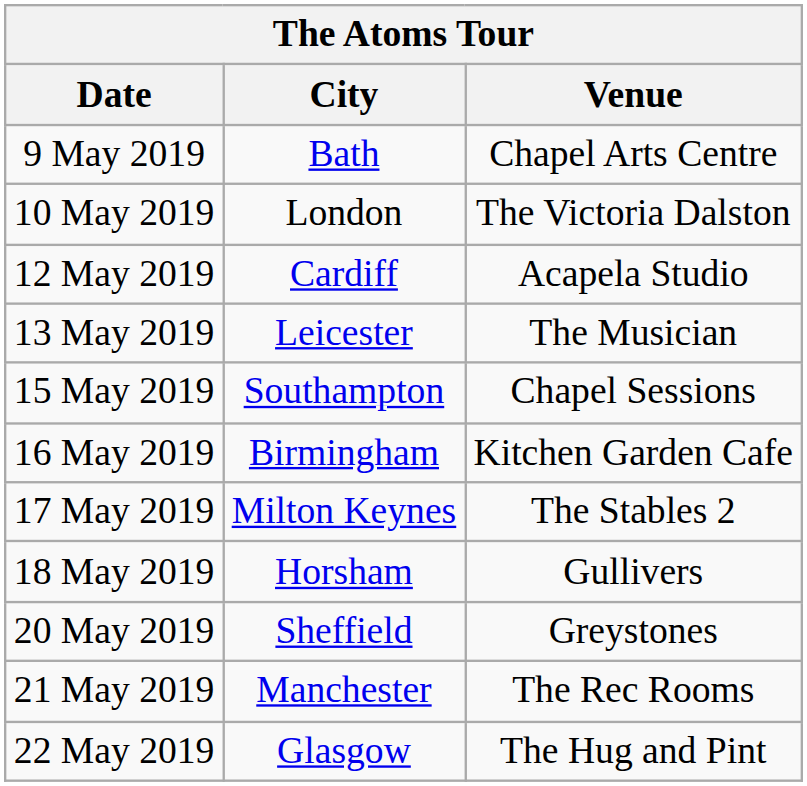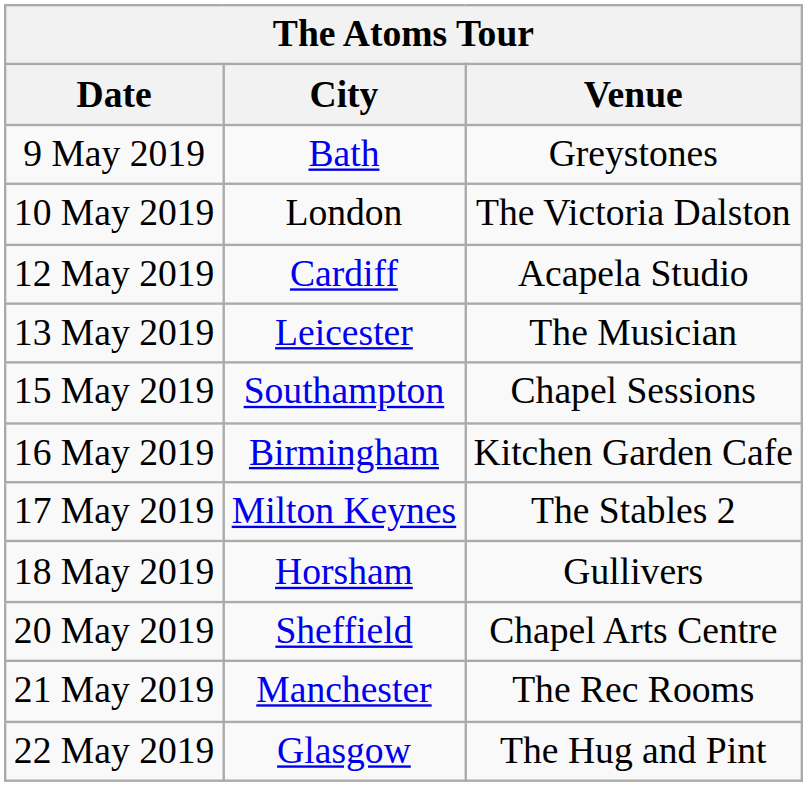(633, 153) Chapel Arts Centre -> (633, 153) Greystones
(633, 630) Greystones -> (633, 630) Chapel Arts Centre
